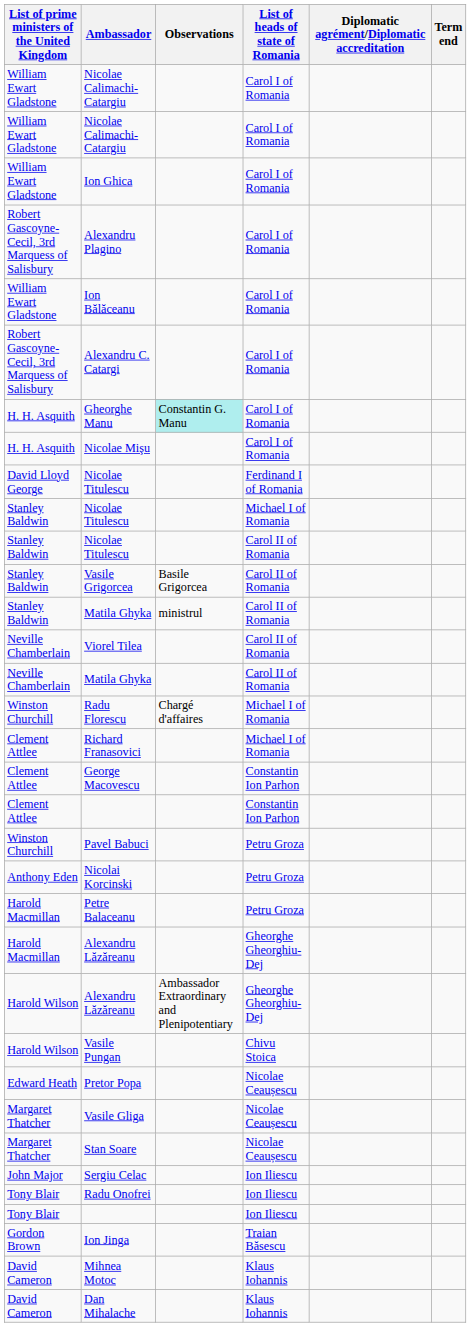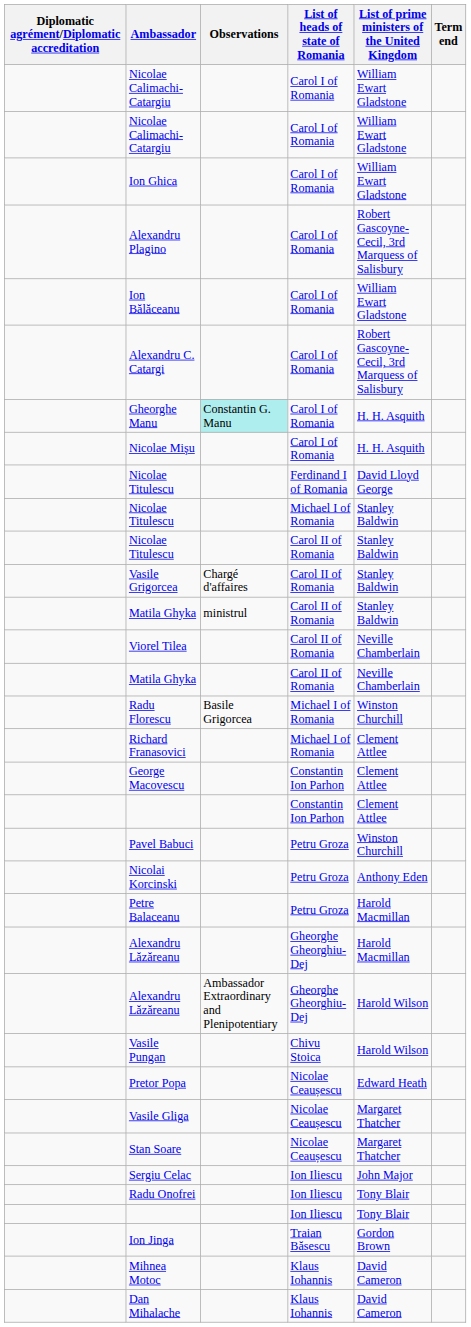columns swapped: (370, 34) <-> (43, 34)
(183, 580) Basile Grigorcea -> (226, 580) Chargé d'affaires
(181, 712) Chargé d'affaires -> (228, 712) Basile Grigorcea
